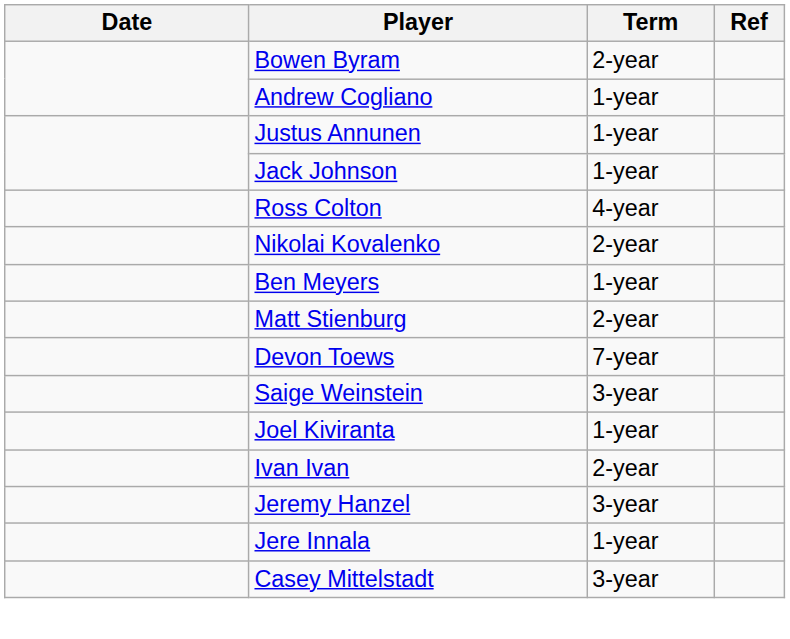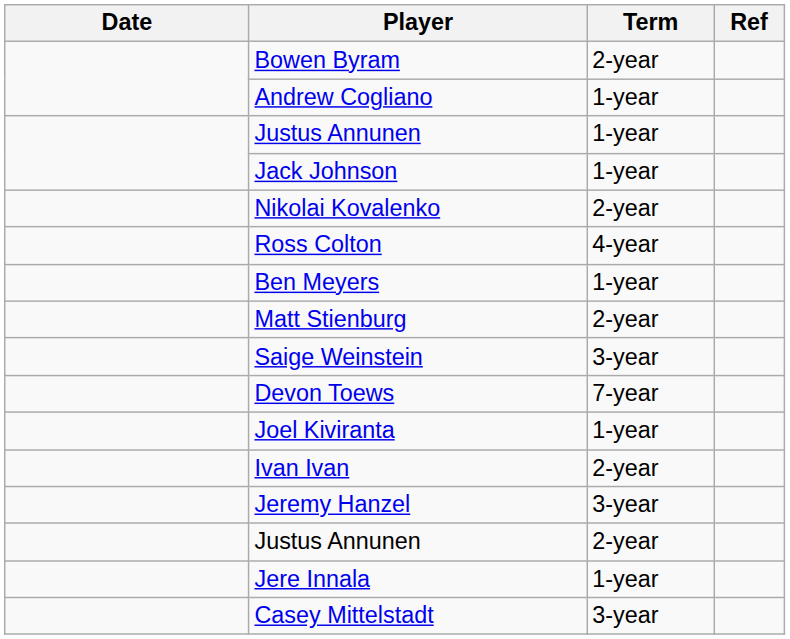rows swapped: (318, 208) <-> (347, 245)
rows swapped: (339, 393) <-> (324, 356)
+ row: (338, 541)
